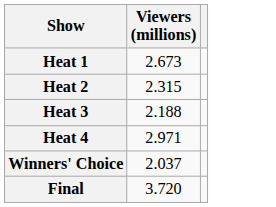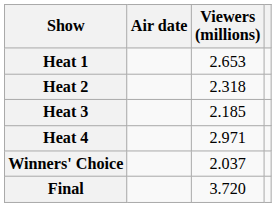+ column: (159, 26)
(164, 61) 2.673 -> (228, 61) 2.653
(164, 86) 2.315 -> (228, 86) 2.318
(164, 112) 2.188 -> (228, 112) 2.185
